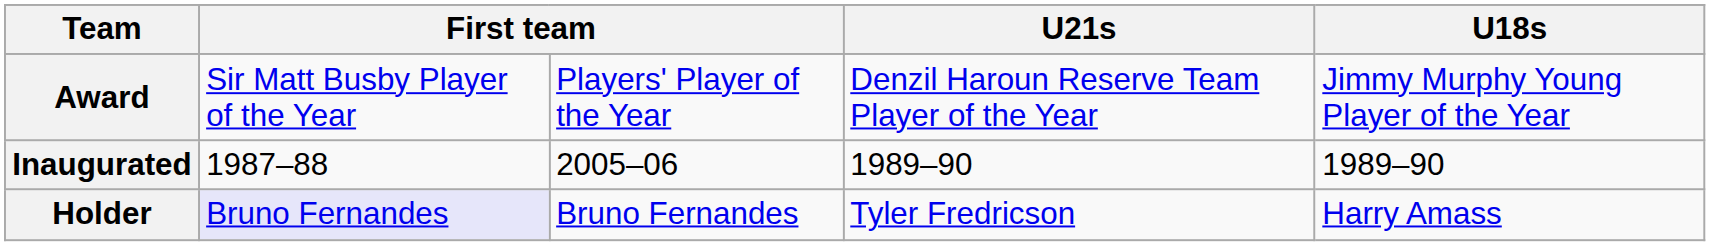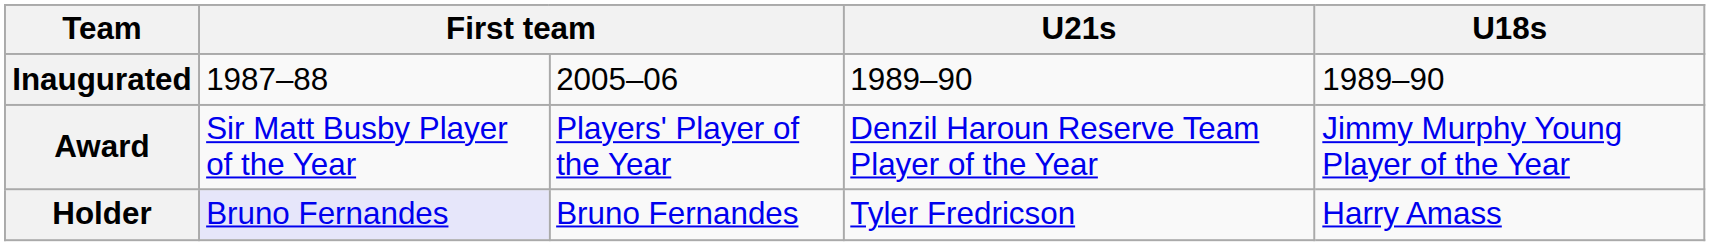rows swapped: (102, 96) <-> (102, 164)
